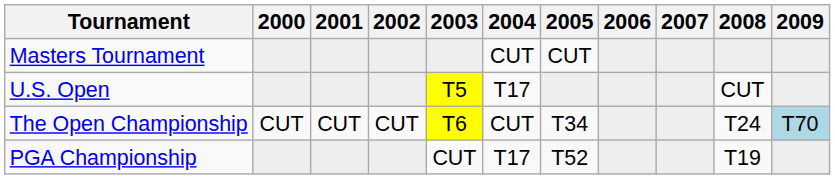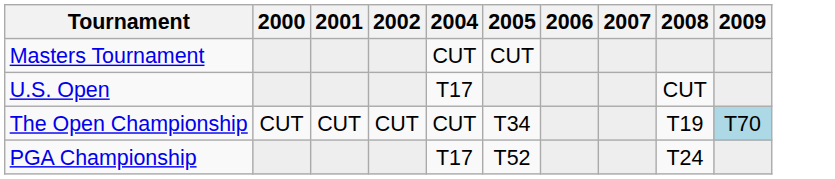- column: (454, 22)
(742, 124) T24 -> (685, 124) T19
(742, 158) T19 -> (685, 158) T24
